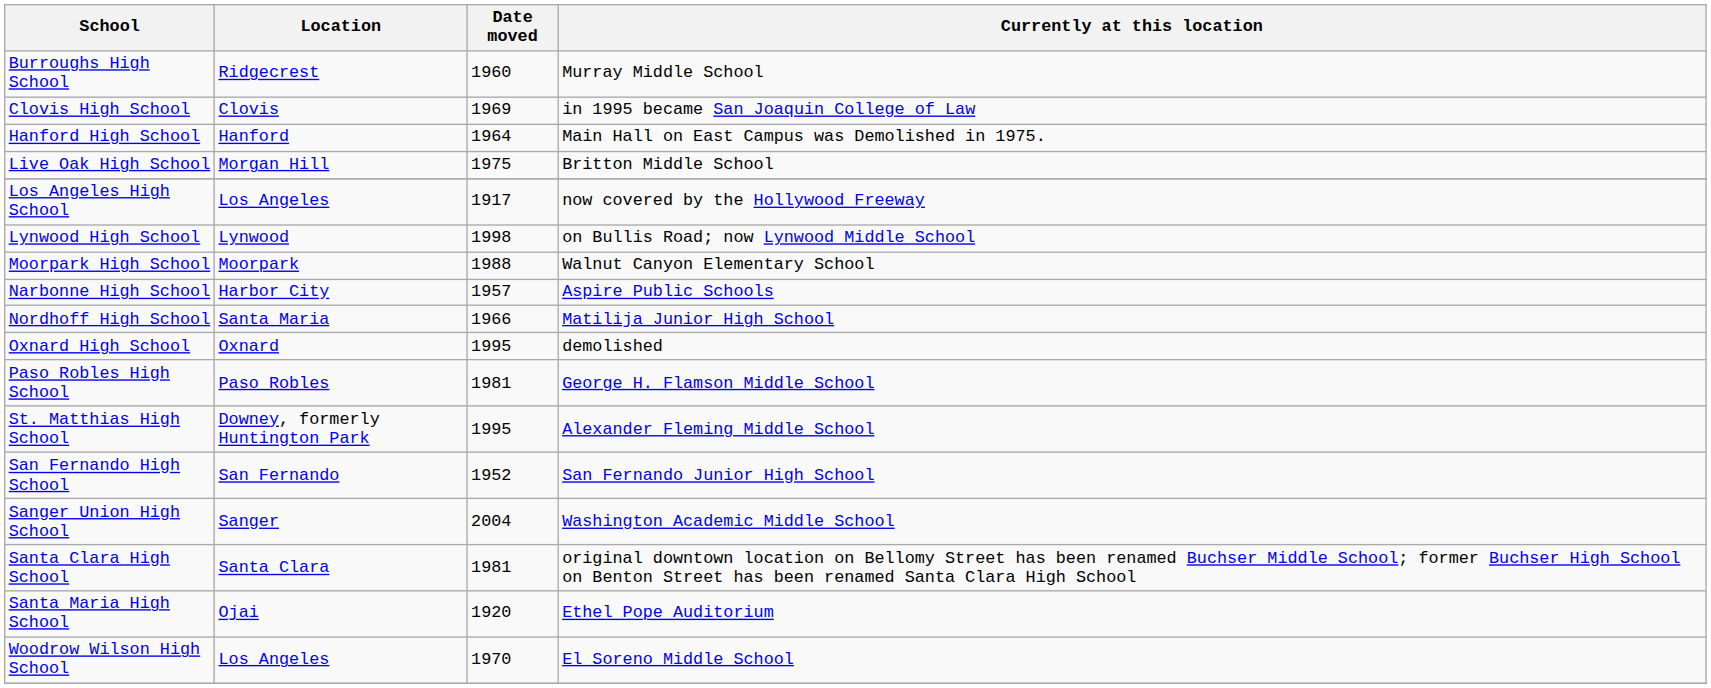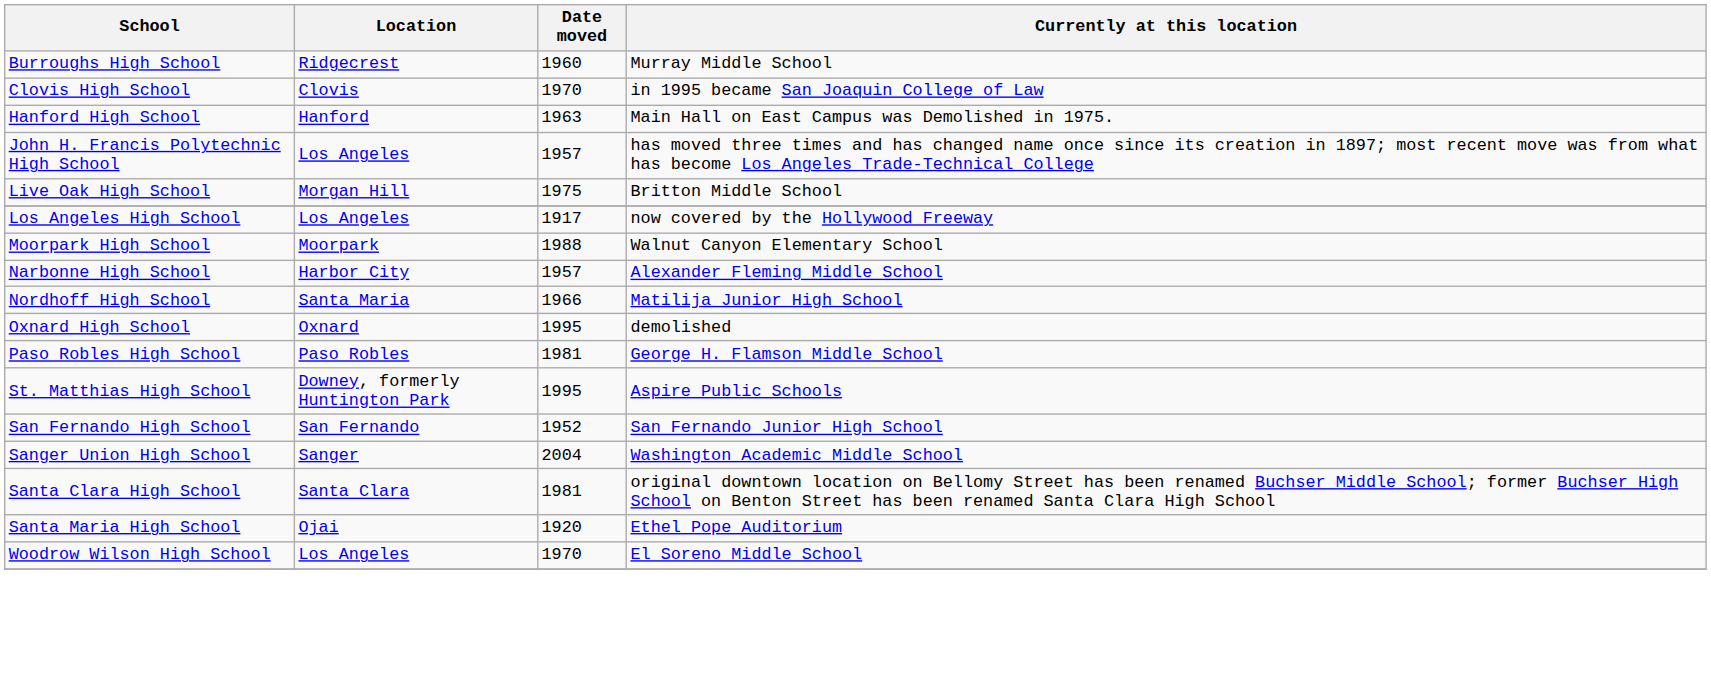(491, 111) 1969 -> (562, 92) 1970
(491, 138) 1964 -> (562, 119) 1963
+ row: (145, 156)
- row: (104, 238)
(668, 293) Aspire Public Schools -> (787, 274) Alexander Fleming Middle School
(718, 430) Alexander Fleming Middle School -> (736, 392) Aspire Public Schools
